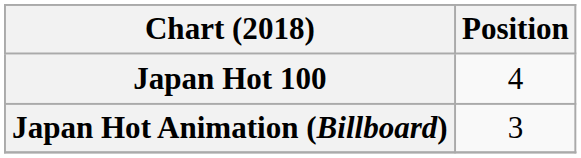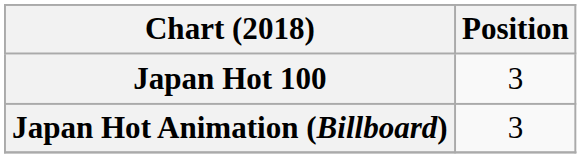(515, 78) 4 -> (515, 78) 3
